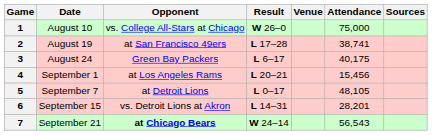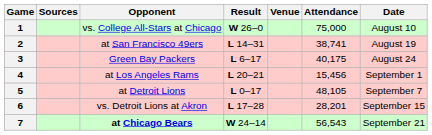columns swapped: (70, 12) <-> (405, 12)
(269, 43) L 17–28 -> (246, 43) L 14–31
(269, 106) L 14–31 -> (246, 106) L 17–28
